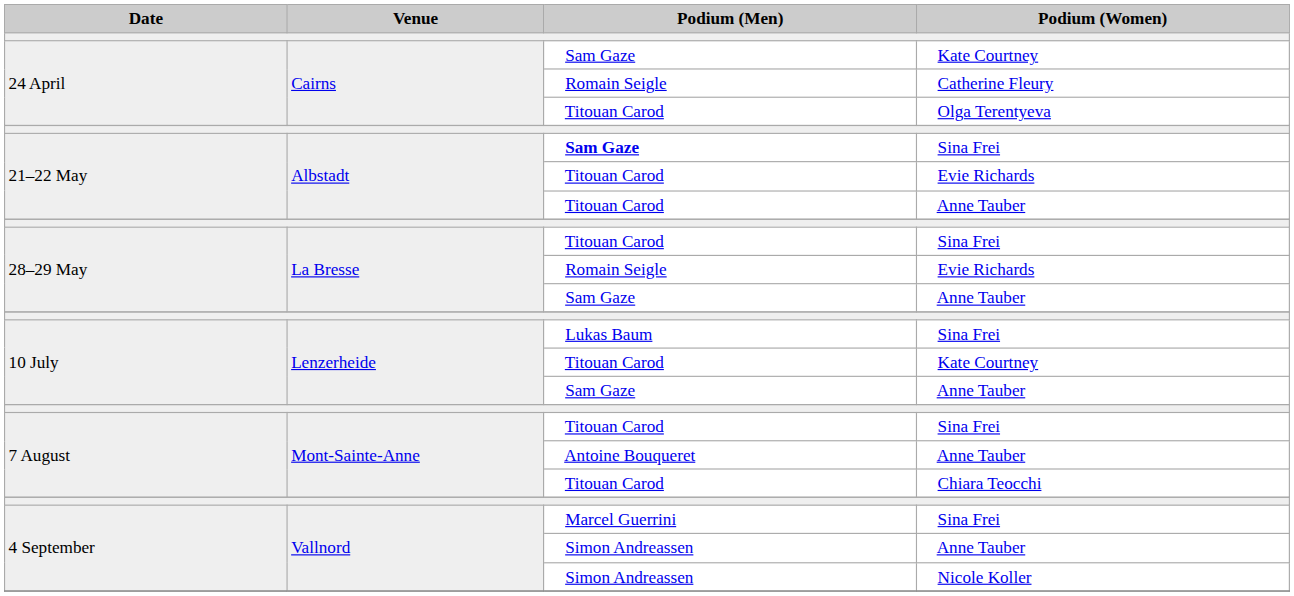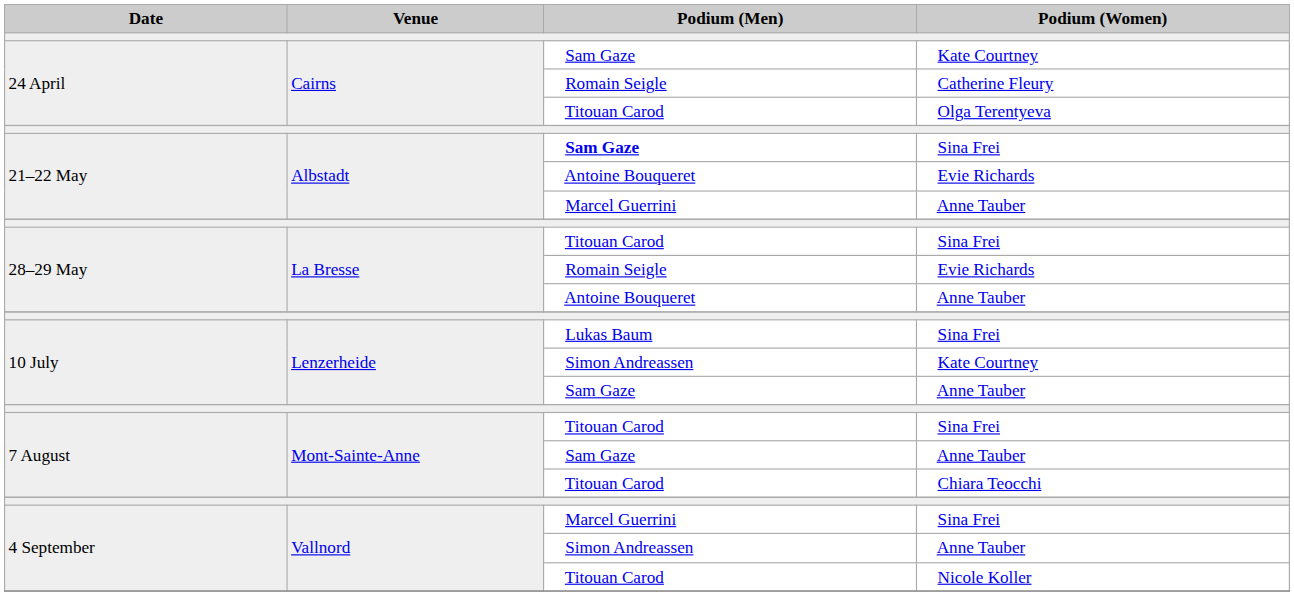(606, 176) Titouan Carod -> (622, 176) Antoine Bouqueret
(606, 204) Titouan Carod -> (612, 204) Marcel Guerrini
(592, 297) Sam Gaze -> (622, 297) Antoine Bouqueret
(606, 362) Titouan Carod -> (621, 362) Simon Andreassen
(622, 455) Antoine Bouqueret -> (592, 455) Sam Gaze
(621, 576) Simon Andreassen -> (606, 576) Titouan Carod
